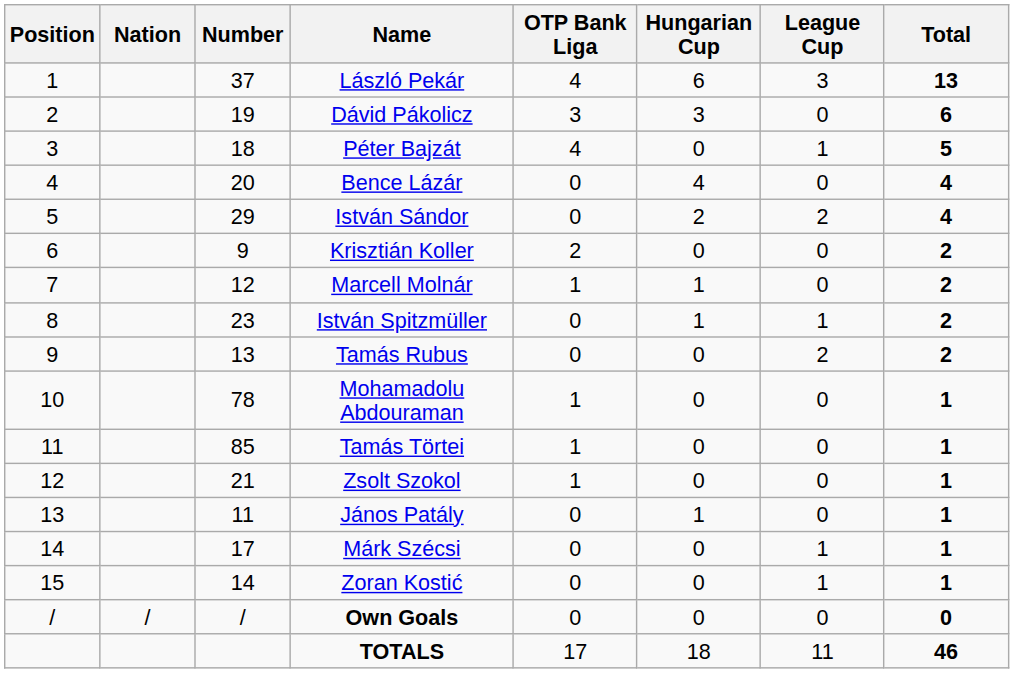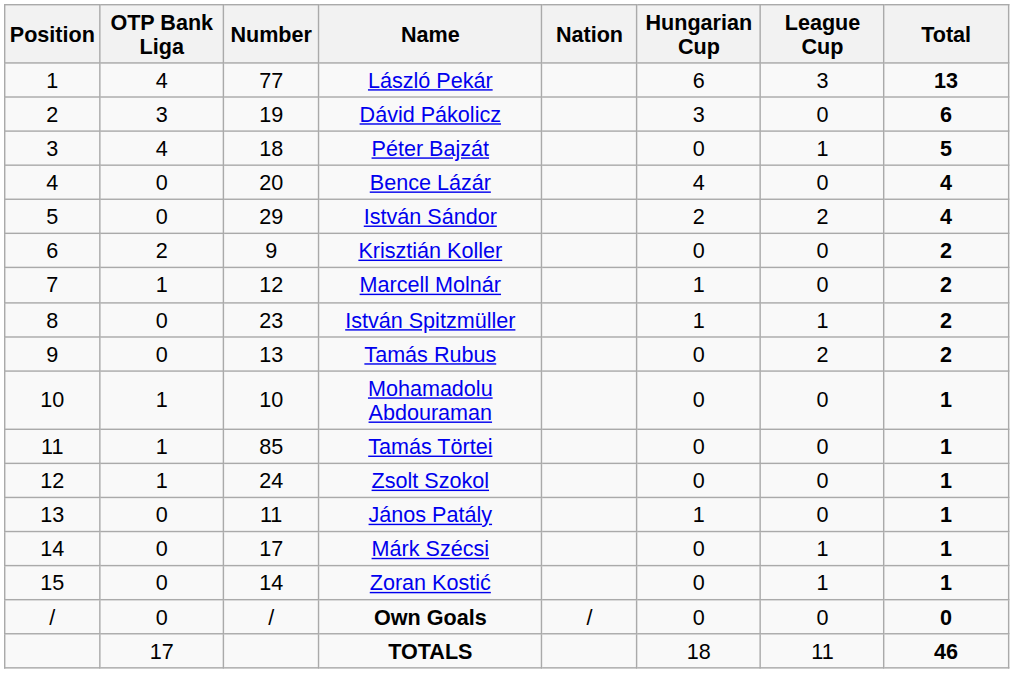columns swapped: (148, 34) <-> (575, 34)
(243, 80) 37 -> (271, 80) 77
(243, 400) 78 -> (271, 400) 10
(243, 480) 21 -> (271, 480) 24
